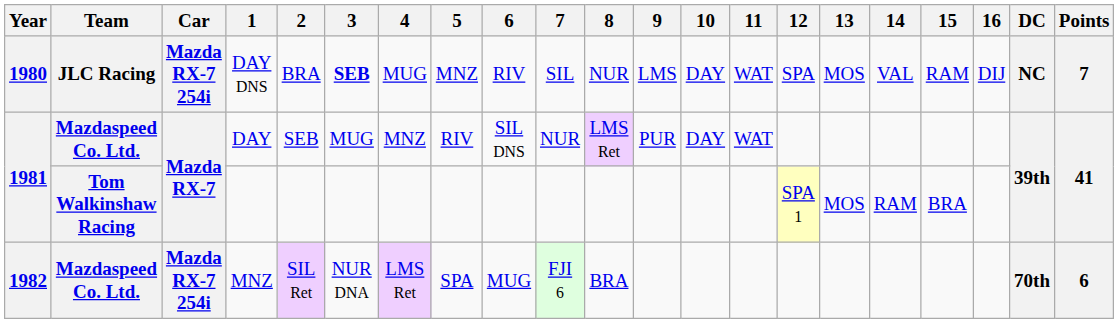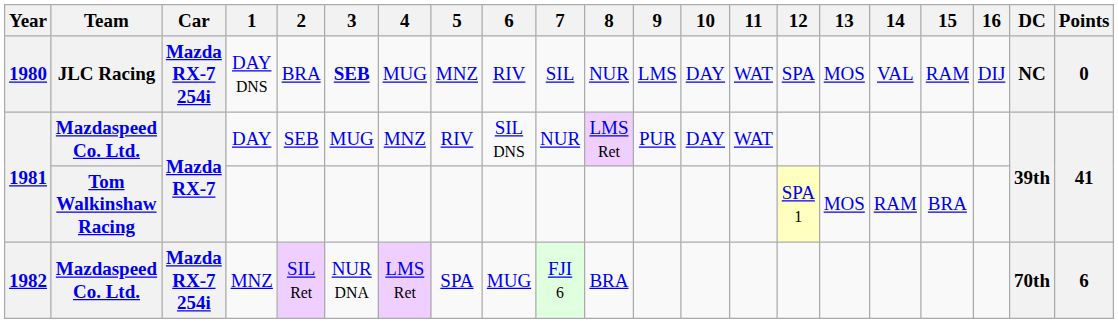(1084, 74) 7 -> (1084, 74) 0
